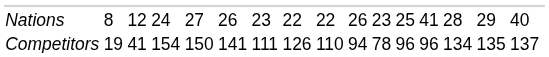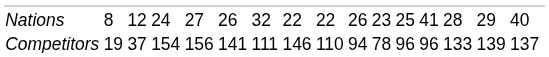(261, 20) 23 -> (261, 20) 32
(137, 44) 41 -> (137, 44) 37
(199, 44) 150 -> (199, 44) 156
(297, 44) 126 -> (297, 44) 146
(458, 44) 134 -> (458, 44) 133
(491, 44) 135 -> (491, 44) 139
